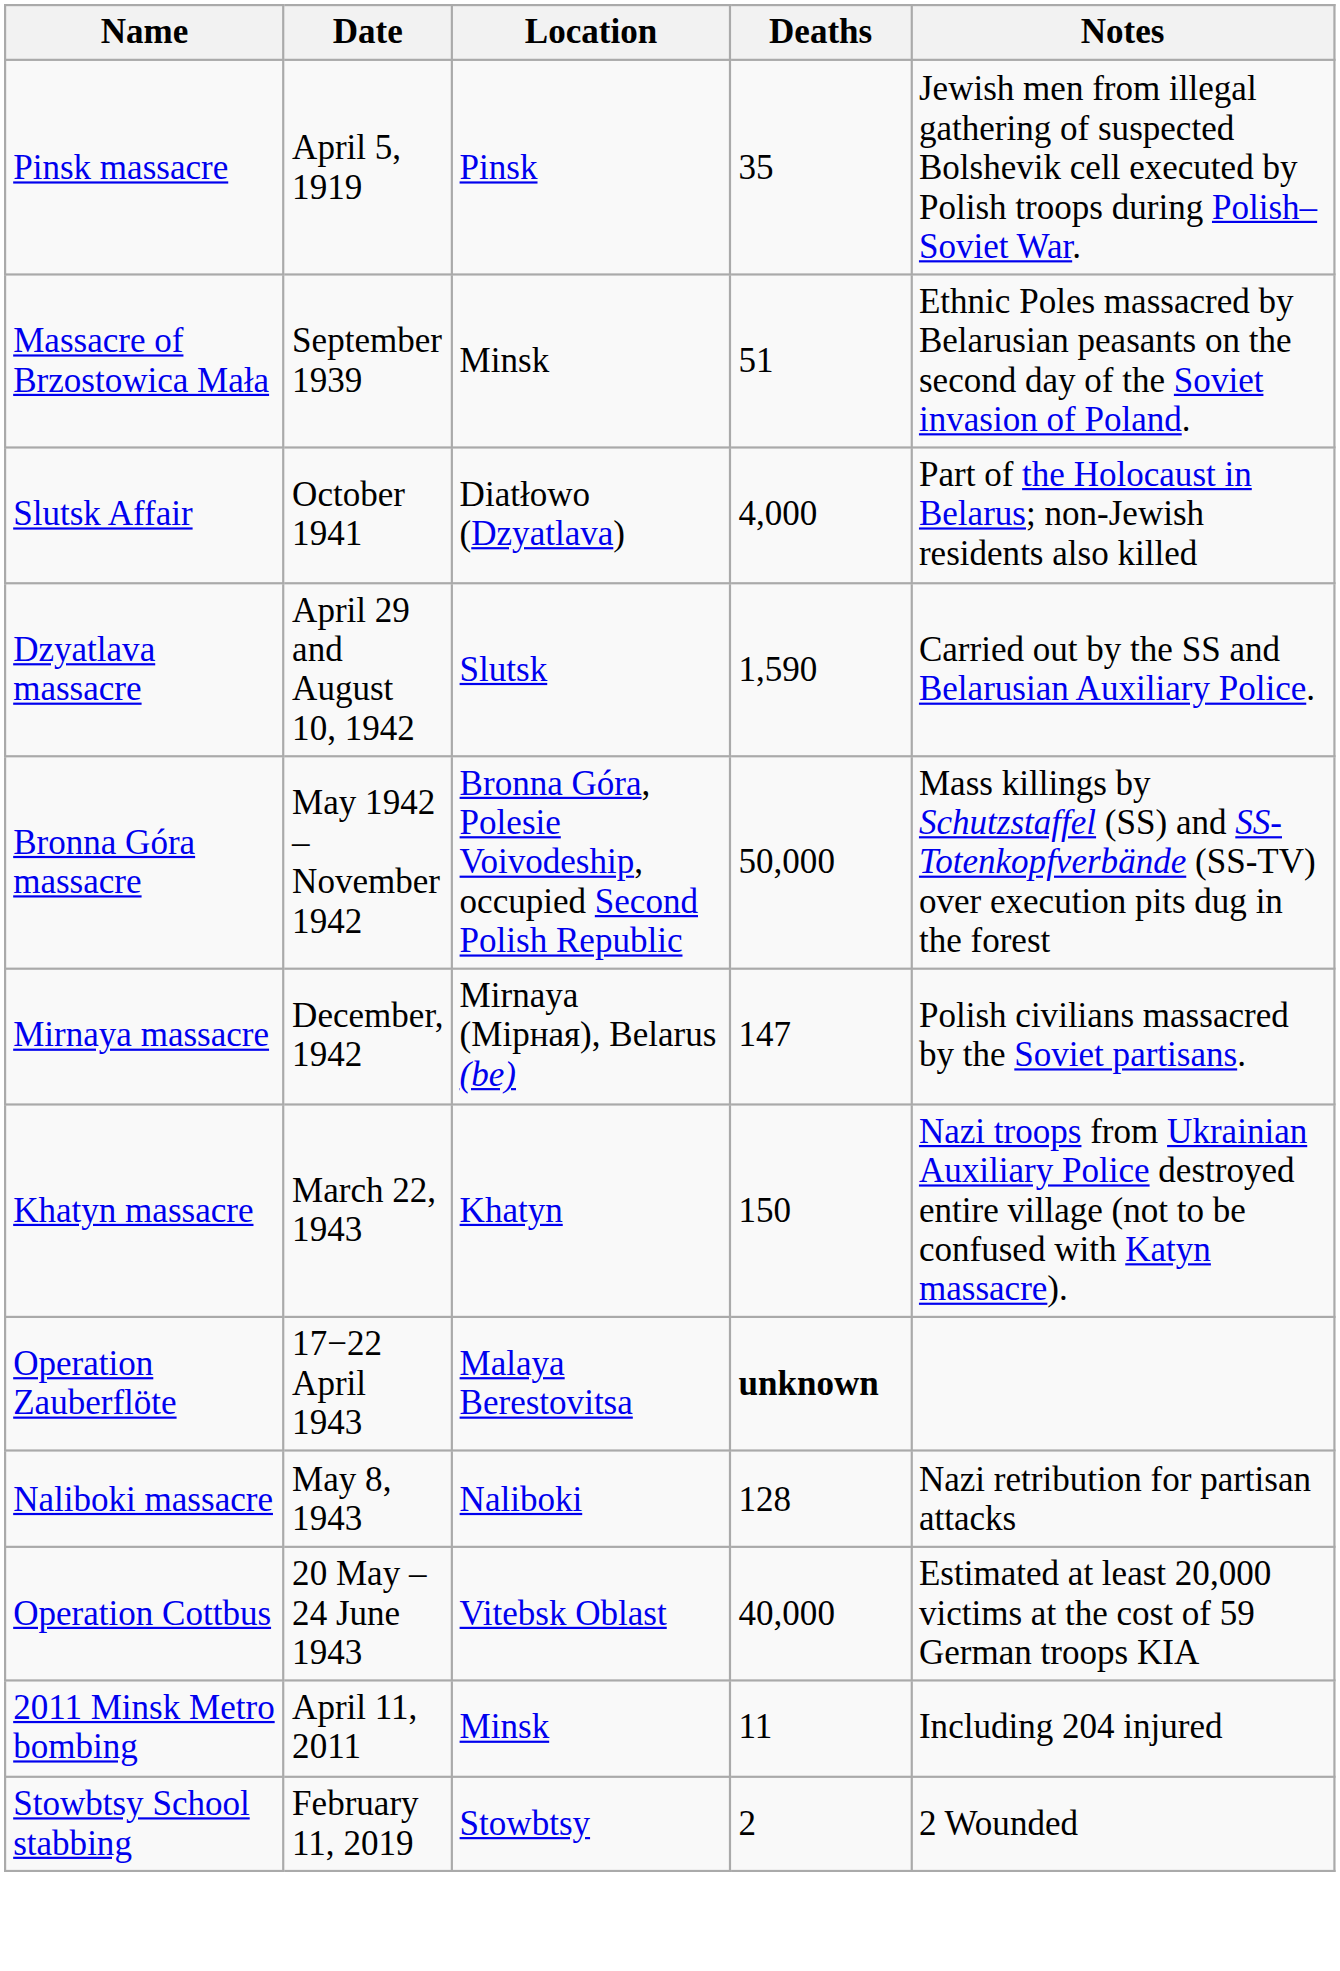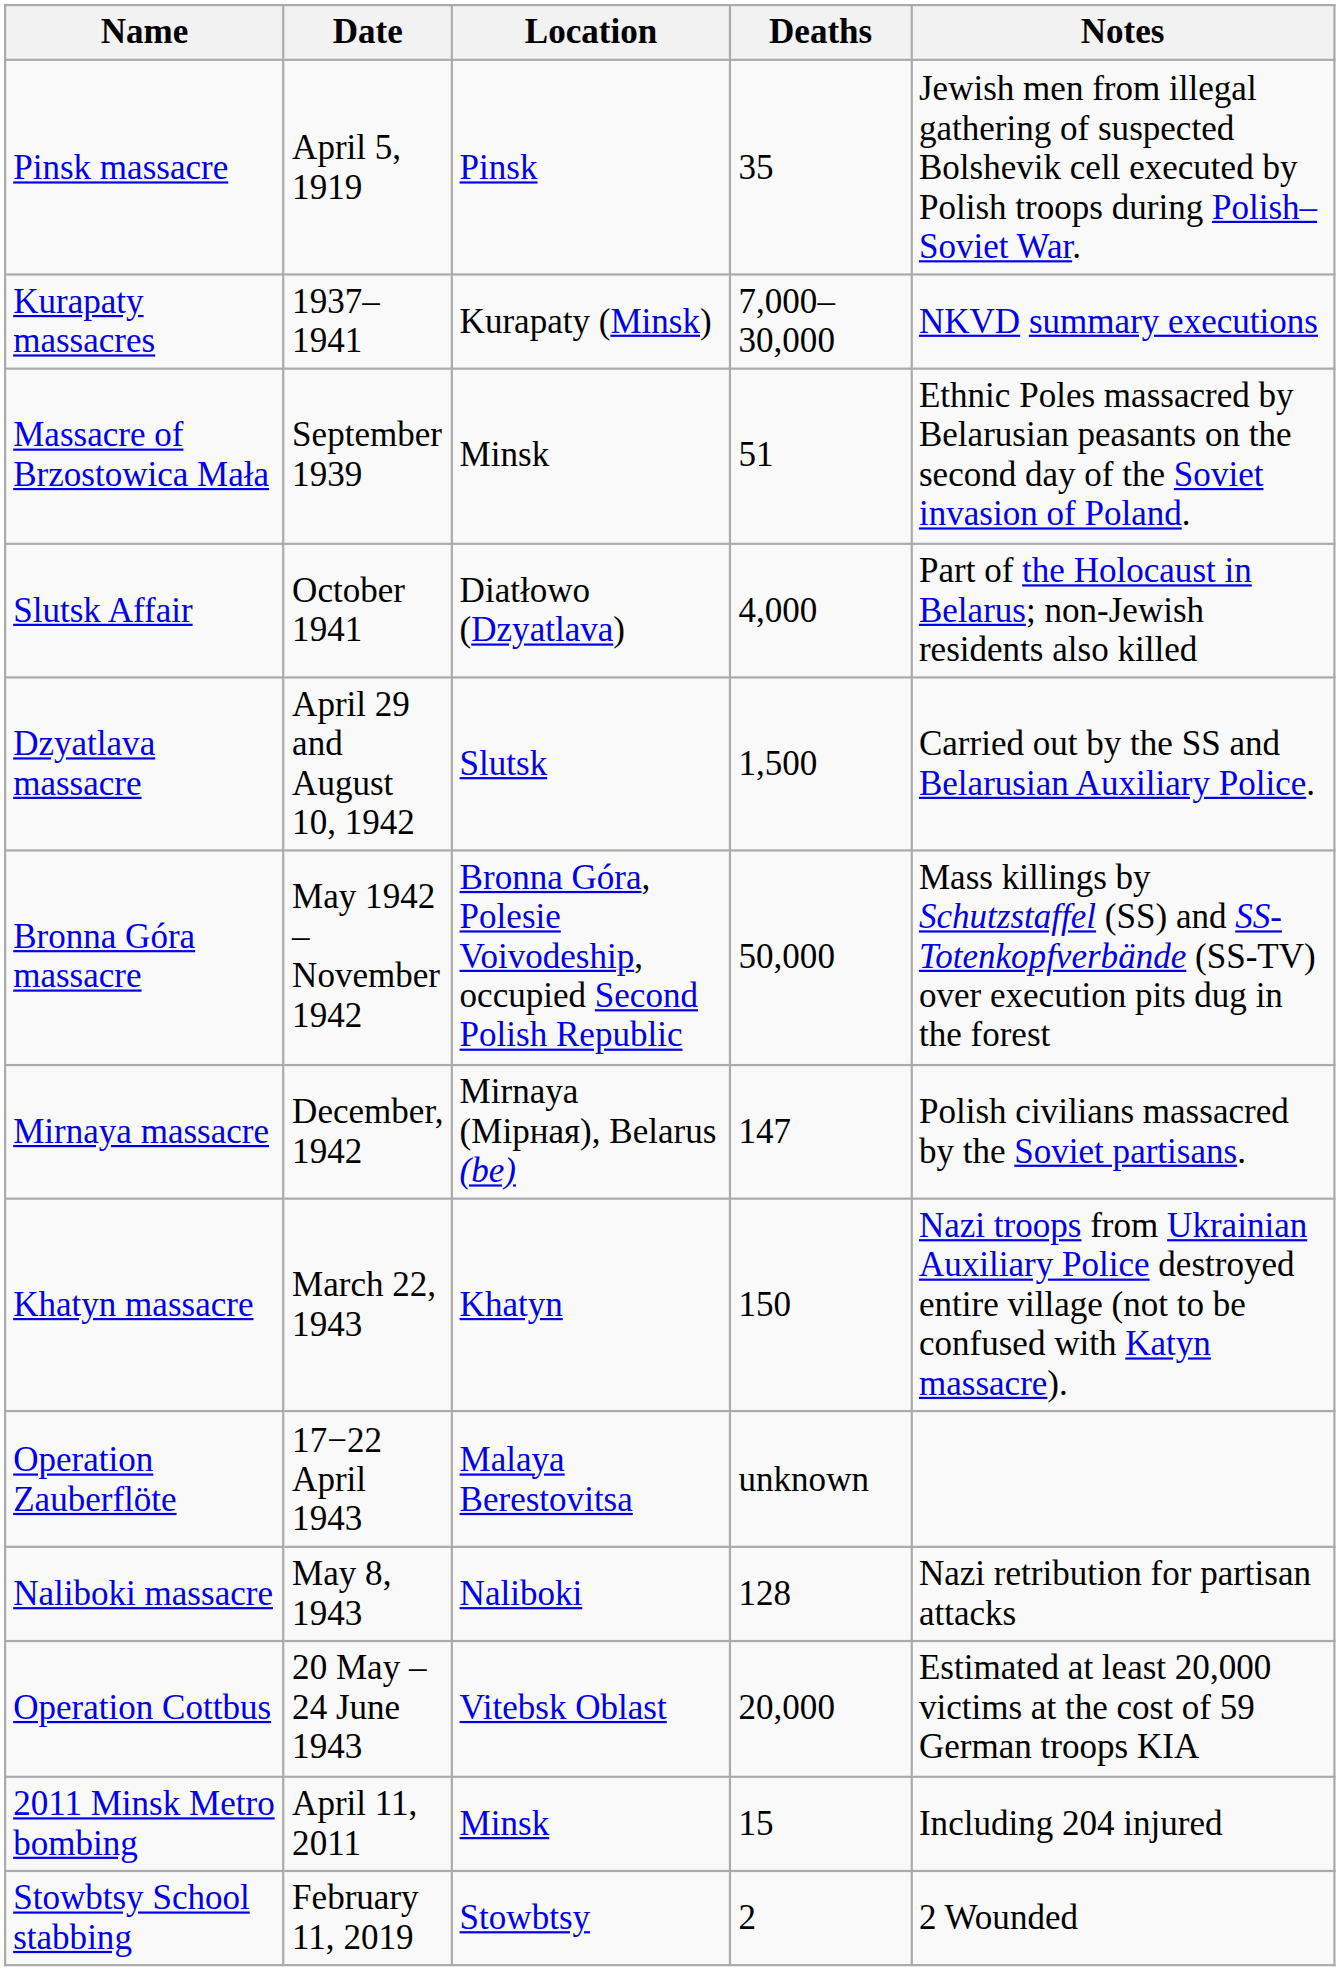+ row: (84, 320)
(778, 668) 1,590 -> (778, 763) 1,500
(809, 1383) bold -> (804, 1478) normal
(787, 1612) 40,000 -> (787, 1707) 20,000
(755, 1727) 11 -> (756, 1822) 15
